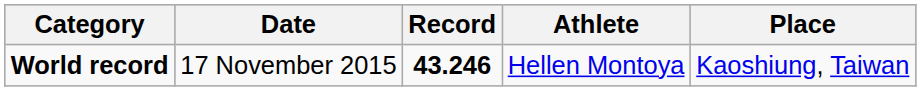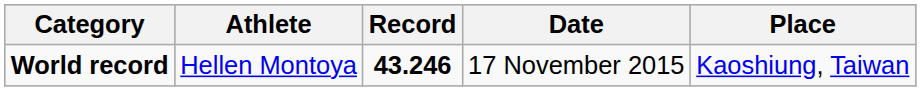columns swapped: (596, 24) <-> (288, 24)
